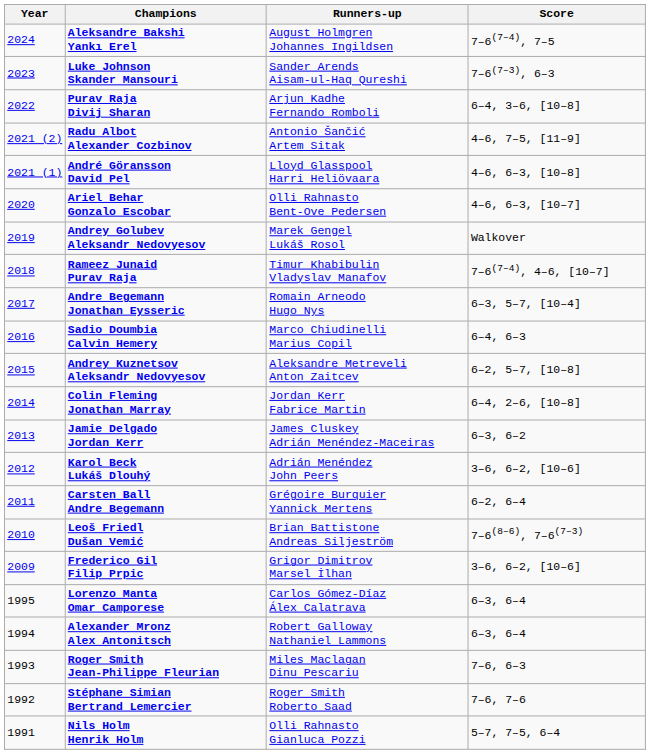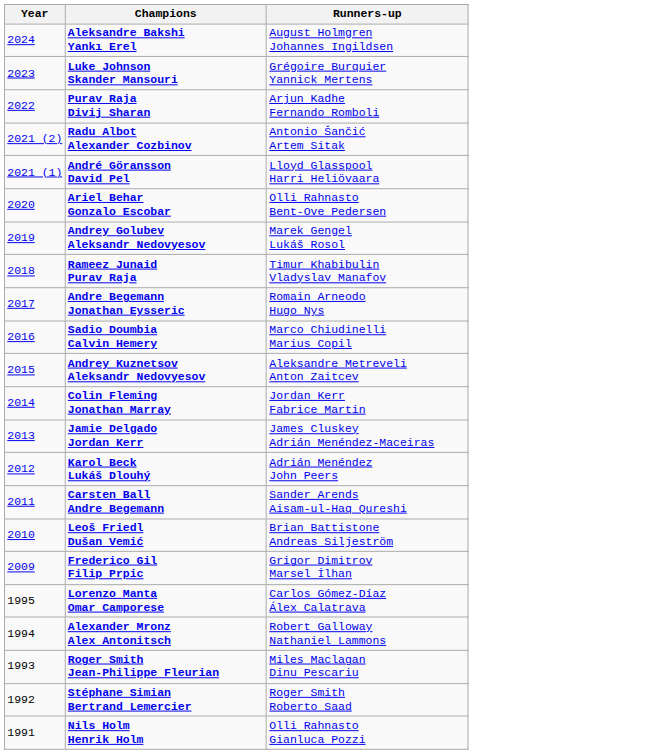- column: (557, 14)
(338, 73) Sander Arends Aisam-ul-Haq Qureshi -> (328, 73) Grégoire Burquier Yannick Mertens
(328, 502) Grégoire Burquier Yannick Mertens -> (338, 502) Sander Arends Aisam-ul-Haq Qureshi
